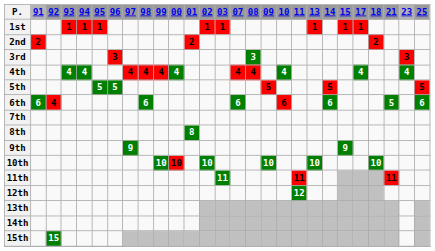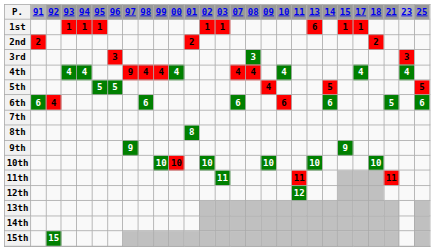(315, 27) 1 -> (315, 27) 6
(130, 72) 4 -> (130, 72) 9
(269, 87) 5 -> (269, 87) 4
